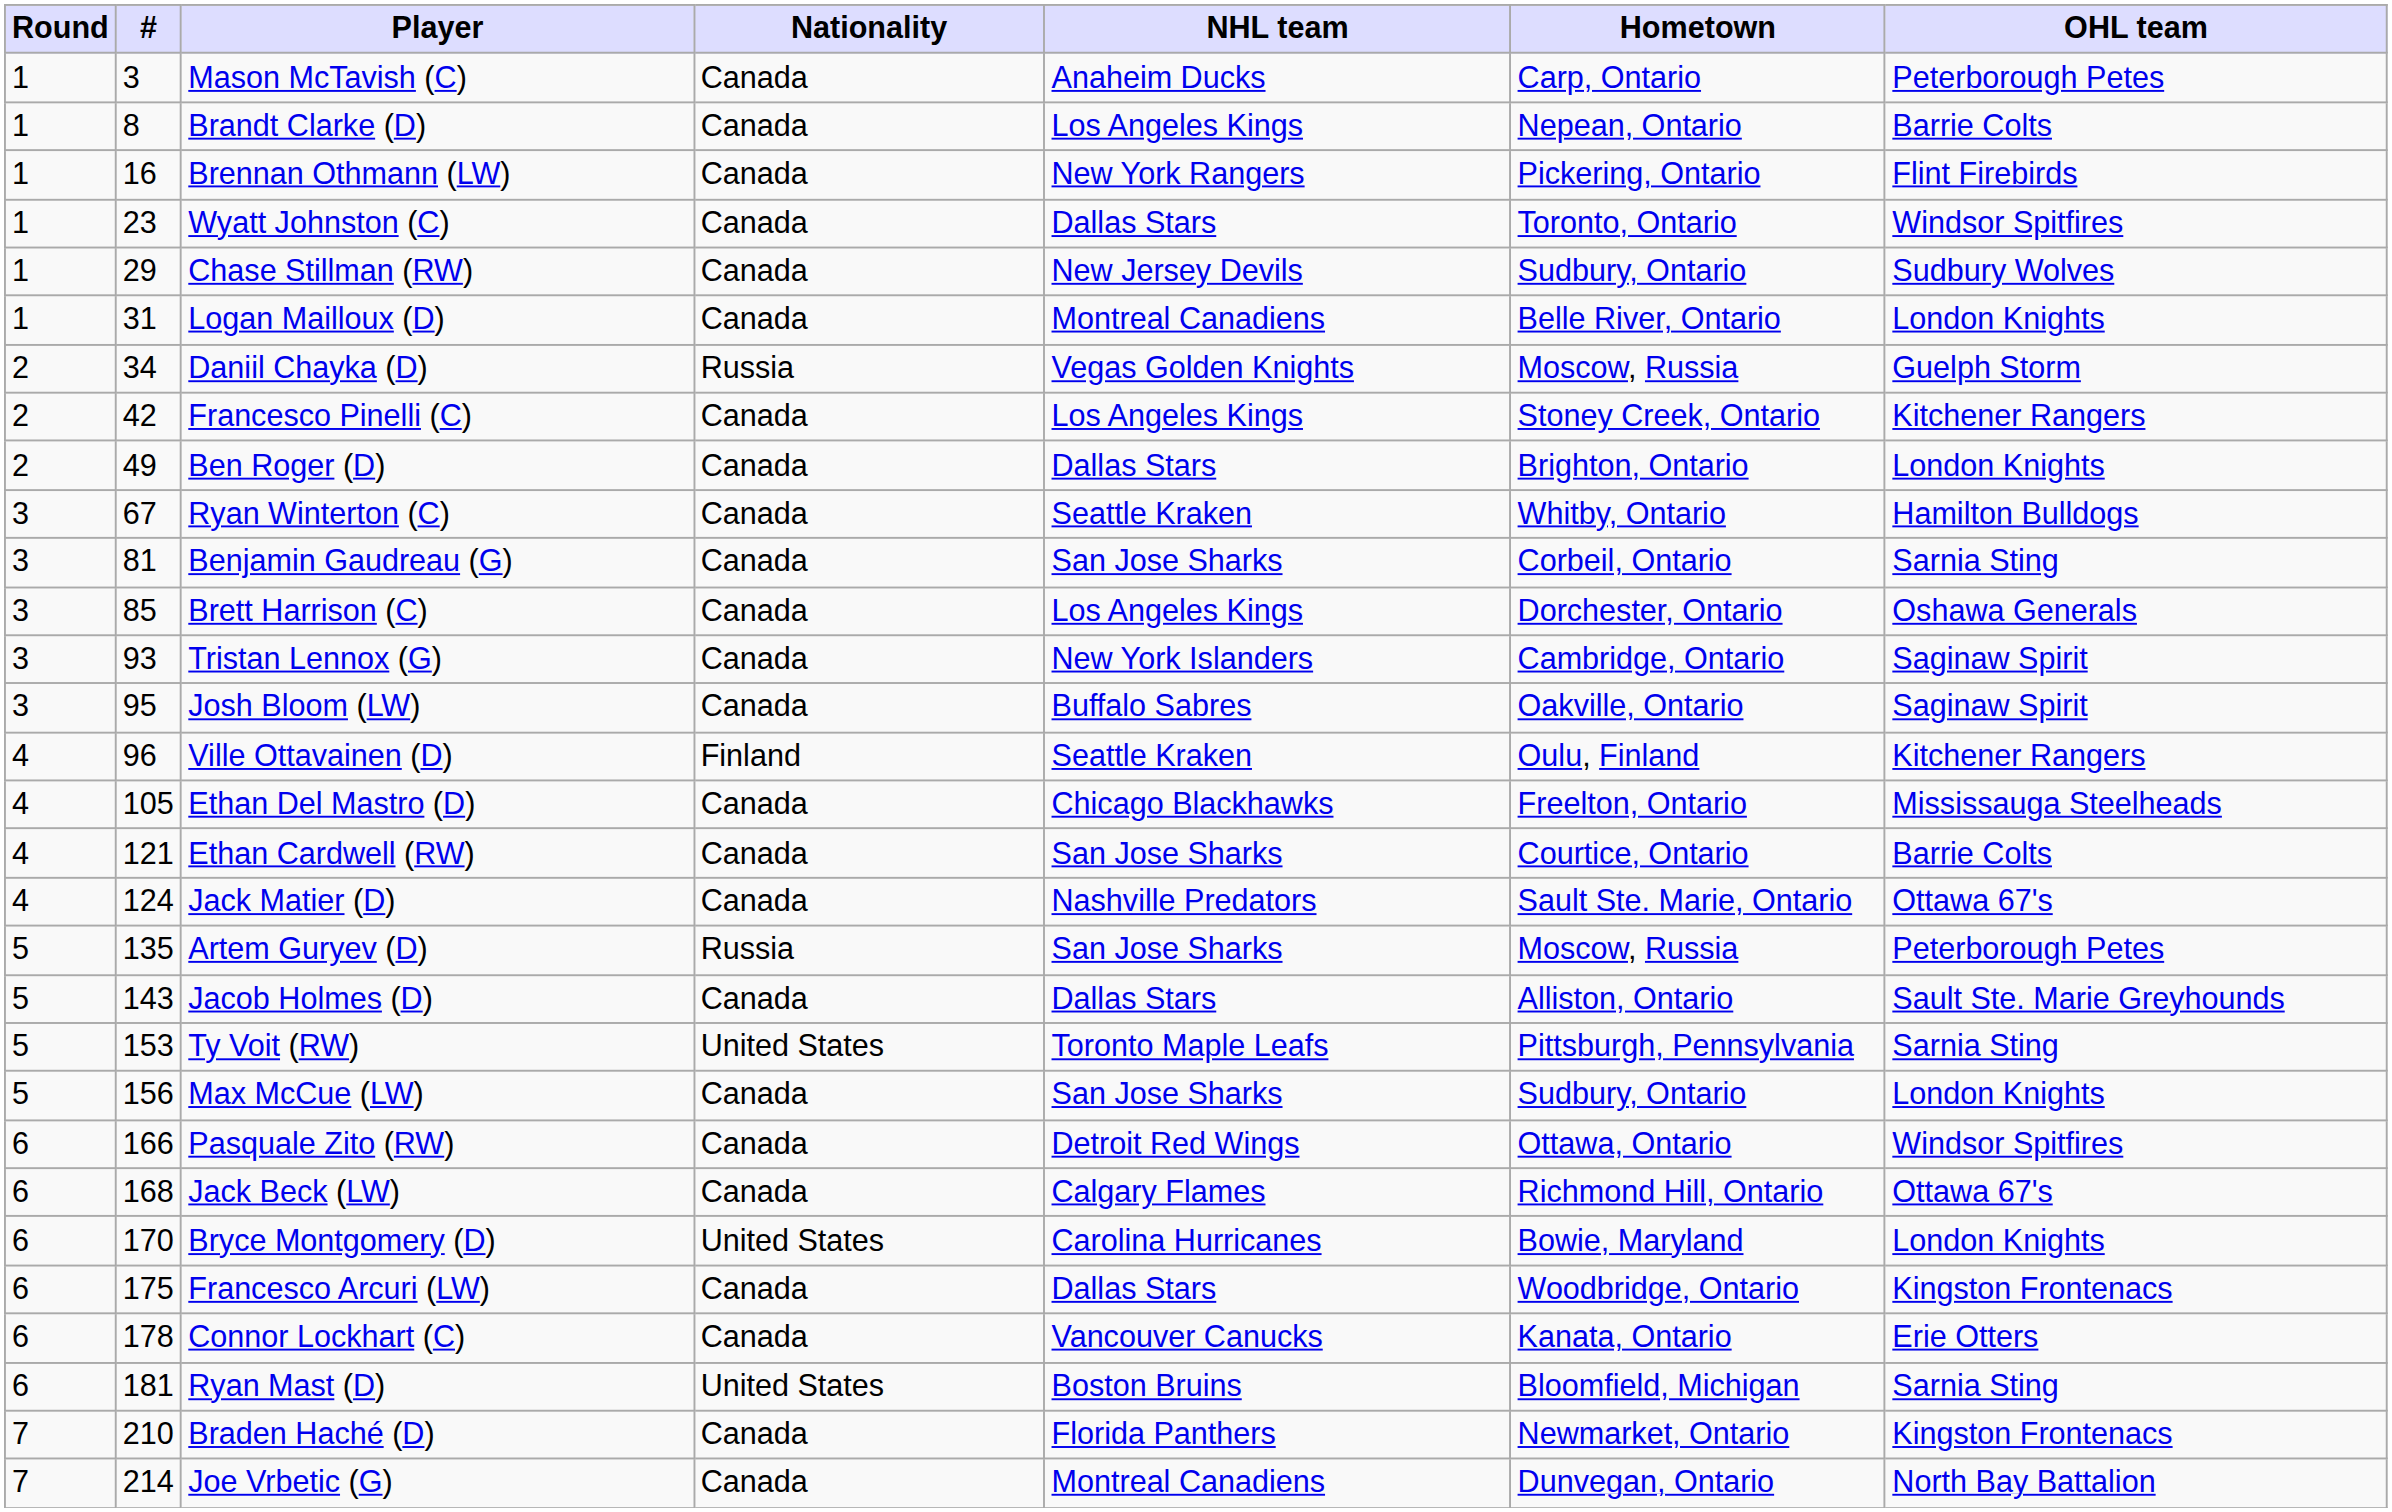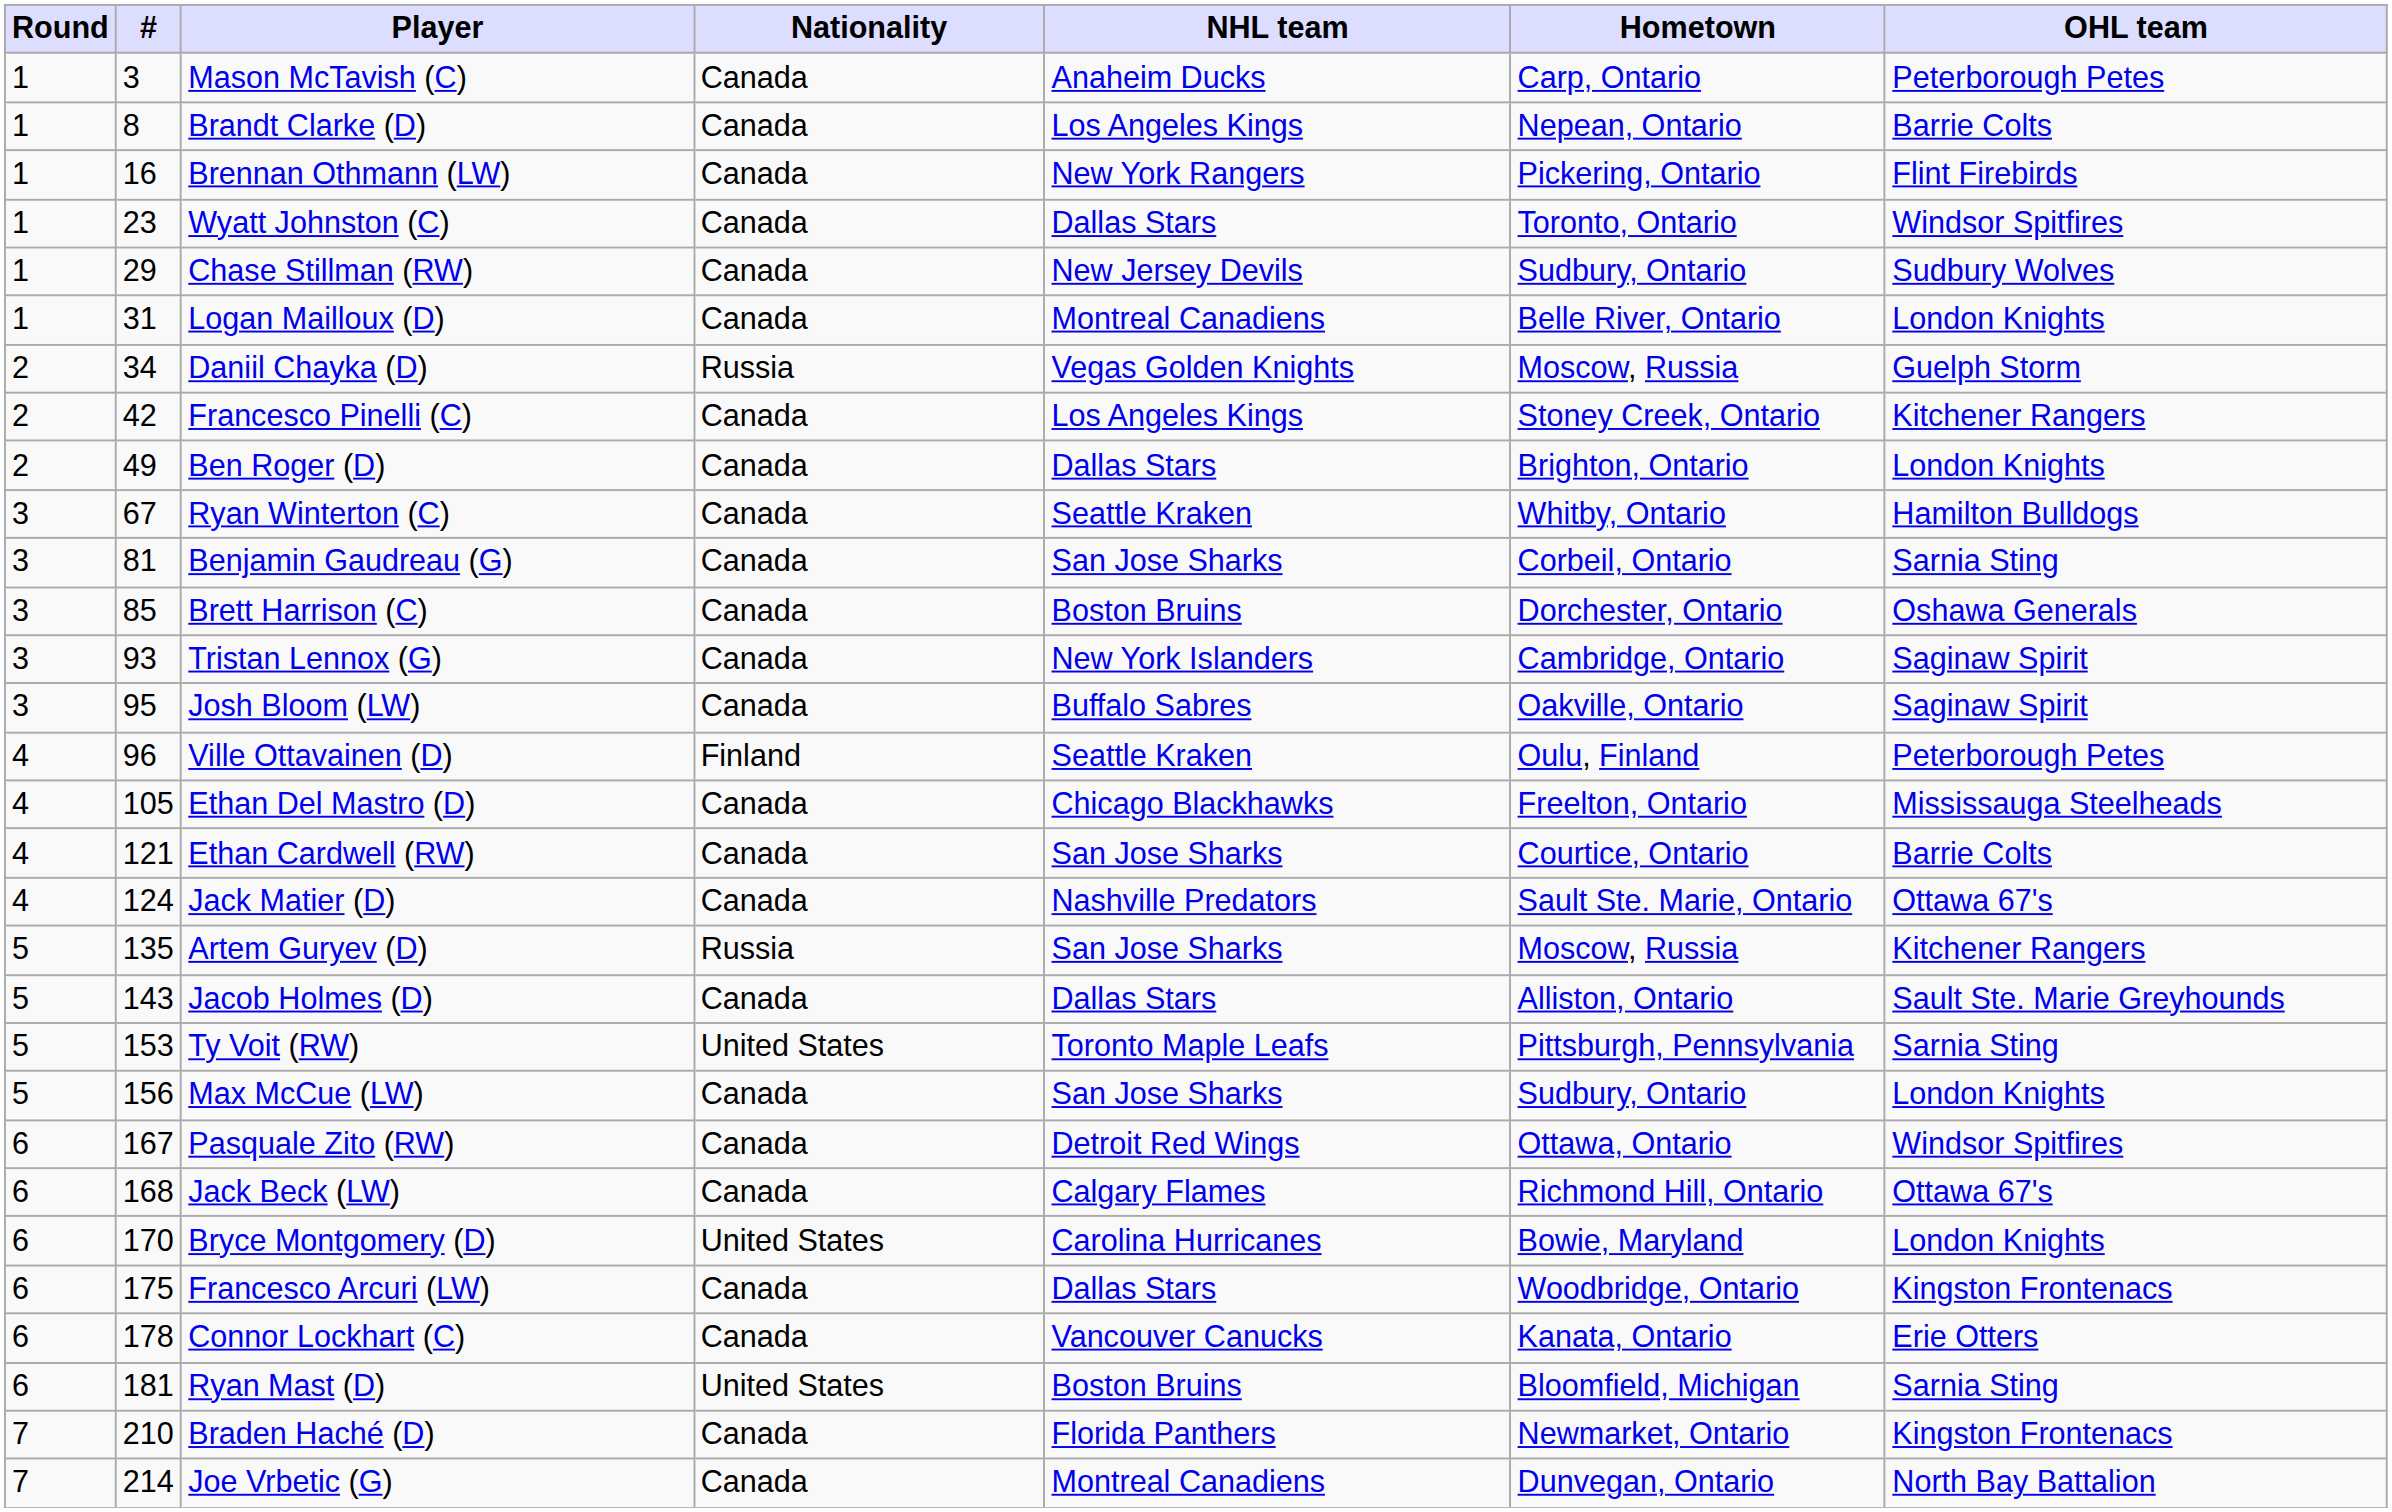(1177, 610) Los Angeles Kings -> (1147, 610) Boston Bruins
(2019, 755) Kitchener Rangers -> (2028, 755) Peterborough Petes
(2028, 949) Peterborough Petes -> (2019, 949) Kitchener Rangers
(148, 1143) 166 -> (148, 1143) 167
